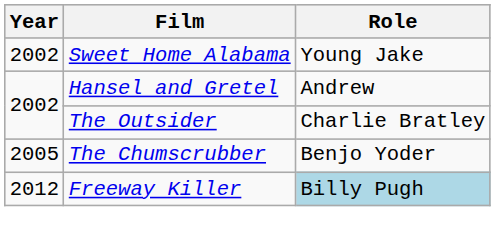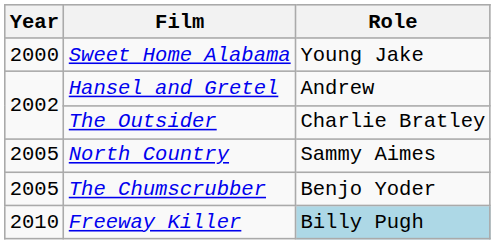(34, 55) 2002 -> (34, 55) 2000
+ row: (149, 155)
(34, 189) 2012 -> (34, 222) 2010
